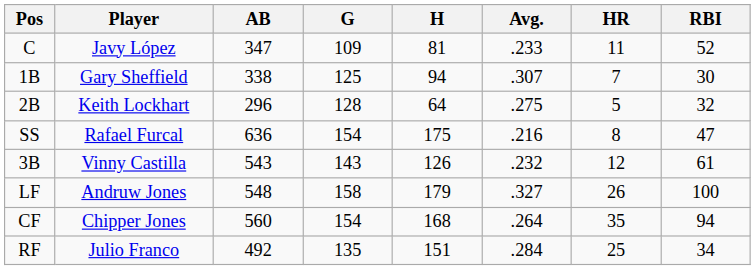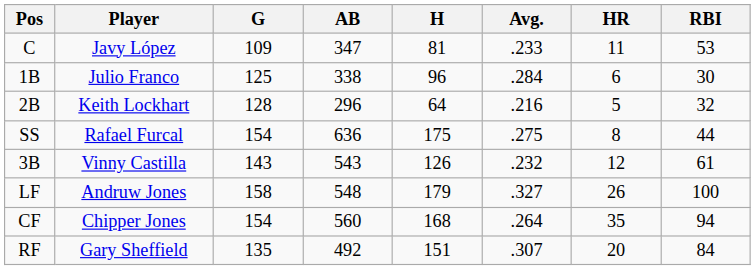columns swapped: (348, 18) <-> (258, 18)
(706, 47) 52 -> (706, 47) 53
(134, 76) Gary Sheffield -> (134, 76) Julio Franco
(437, 76) 94 -> (437, 76) 96
(527, 76) .307 -> (527, 76) .284
(616, 76) 7 -> (616, 76) 6
(527, 105) .275 -> (527, 105) .216
(527, 134) .216 -> (527, 134) .275
(706, 134) 47 -> (706, 134) 44
(134, 250) Julio Franco -> (134, 250) Gary Sheffield
(527, 250) .284 -> (527, 250) .307
(616, 250) 25 -> (616, 250) 20
(706, 250) 34 -> (706, 250) 84
